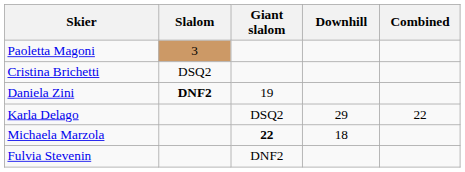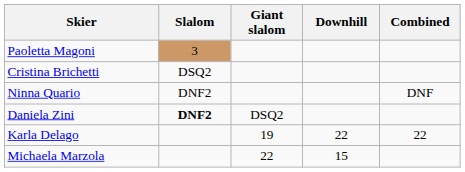+ row: (44, 93)
(267, 93) 19 -> (267, 114) DSQ2
(267, 114) DSQ2 -> (267, 135) 19
(341, 114) 29 -> (341, 135) 22
(267, 135) bold -> (267, 156) normal
(341, 135) 18 -> (341, 156) 15
- row: (49, 156)
